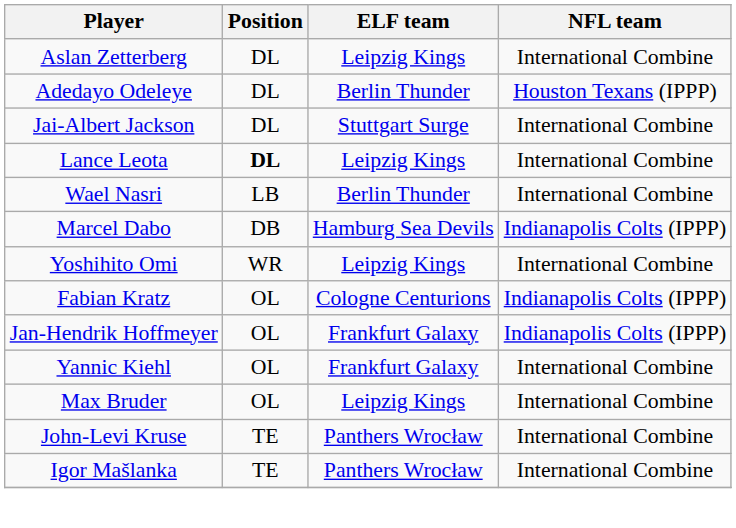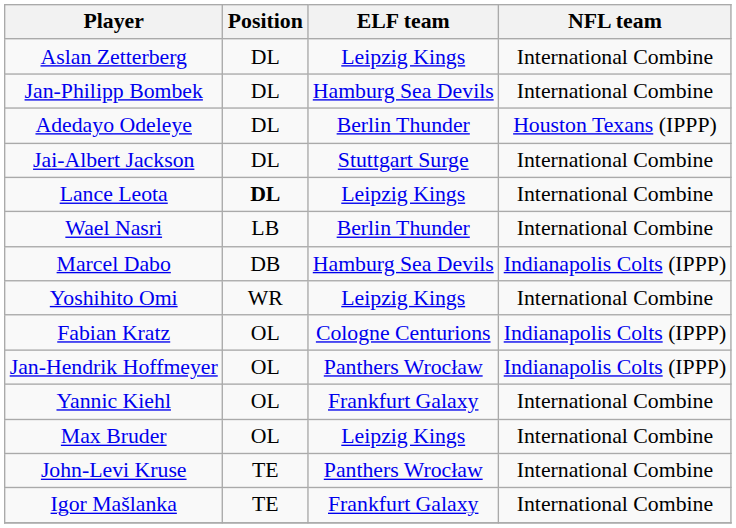+ row: (114, 90)
(403, 332) Frankfurt Galaxy -> (403, 366) Panthers Wrocław
(403, 470) Panthers Wrocław -> (403, 504) Frankfurt Galaxy
